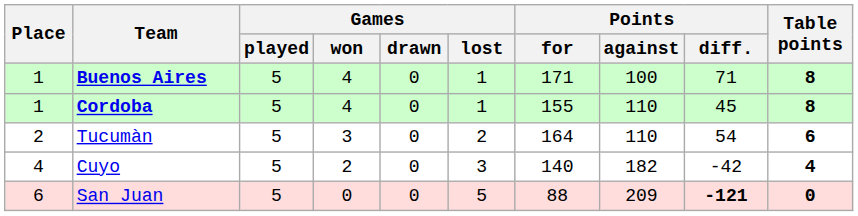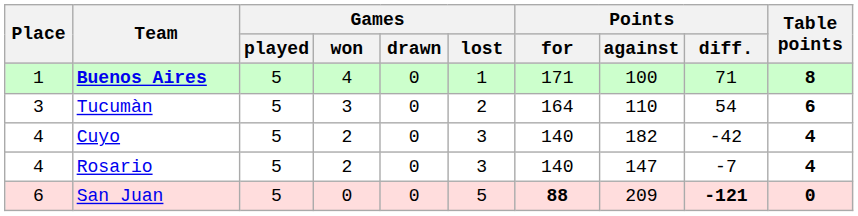- row: (115, 108)
(39, 137) 2 -> (39, 108) 3
+ row: (115, 167)
(557, 196) normal -> (557, 196) bold
